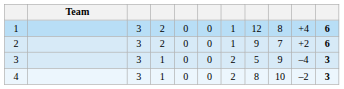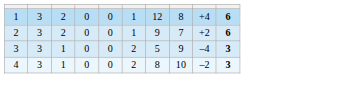- column: (77, 12)
